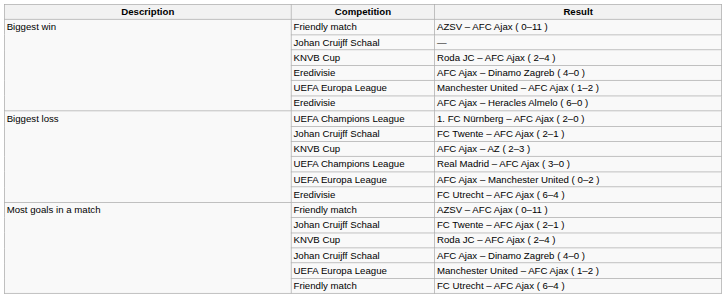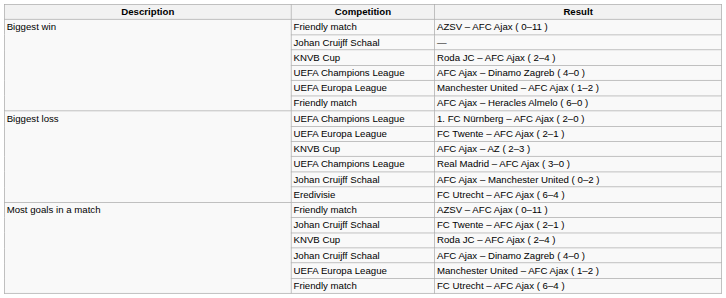(314, 72) Eredivisie -> (349, 72) UEFA Champions League
(314, 103) Eredivisie -> (325, 103) Friendly match
(337, 133) Johan Cruijff Schaal -> (340, 133) UEFA Europa League
(340, 179) UEFA Europa League -> (337, 179) Johan Cruijff Schaal
